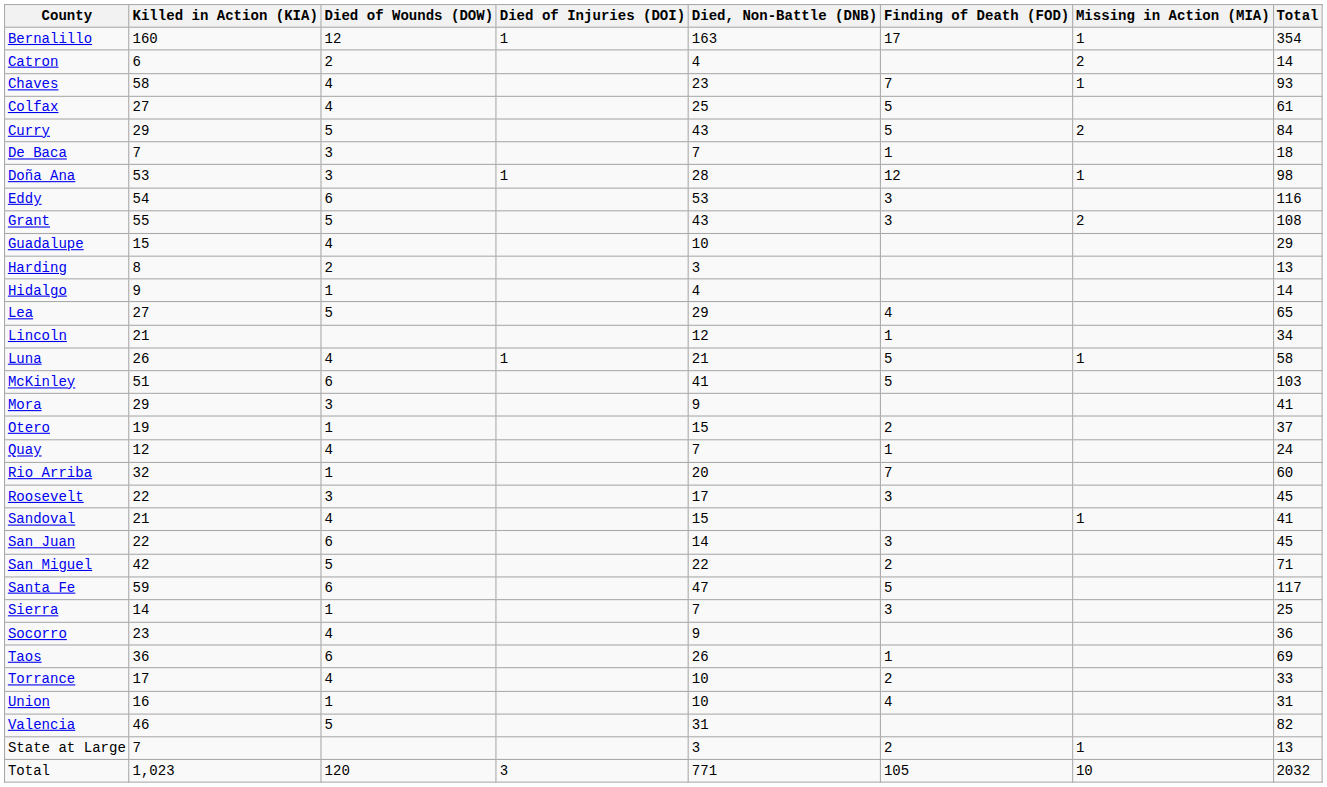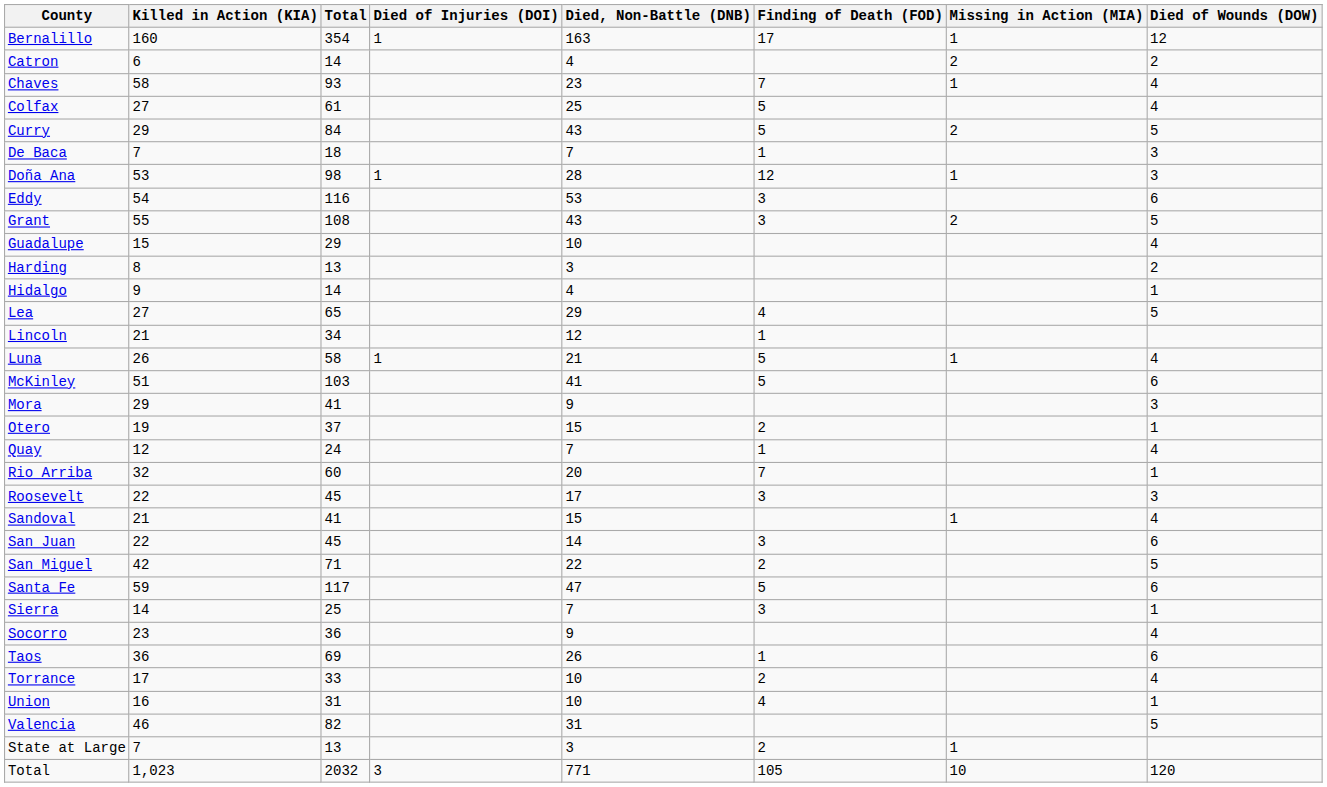columns swapped: (409, 16) <-> (1297, 16)
